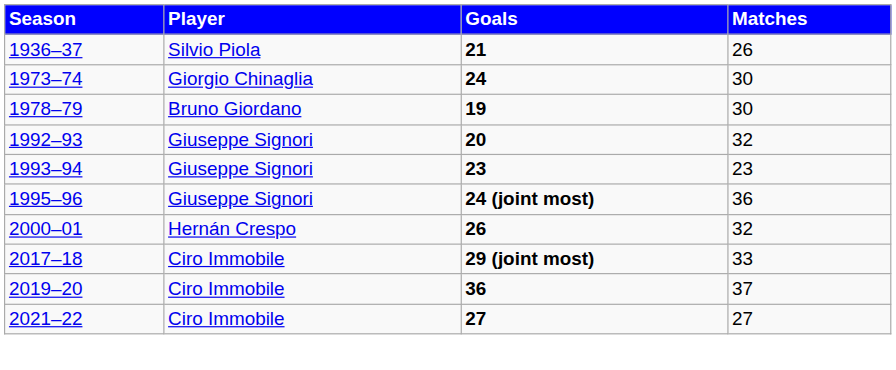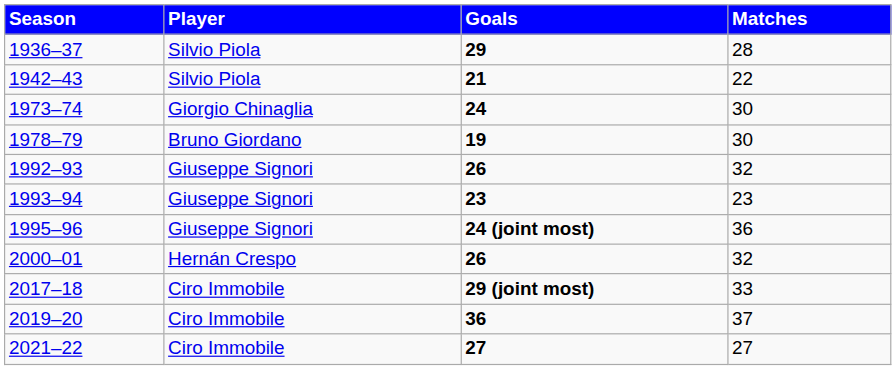(476, 49) 21 -> (476, 49) 29
(742, 49) 26 -> (742, 49) 28
+ row: (46, 79)
(476, 139) 20 -> (476, 169) 26
